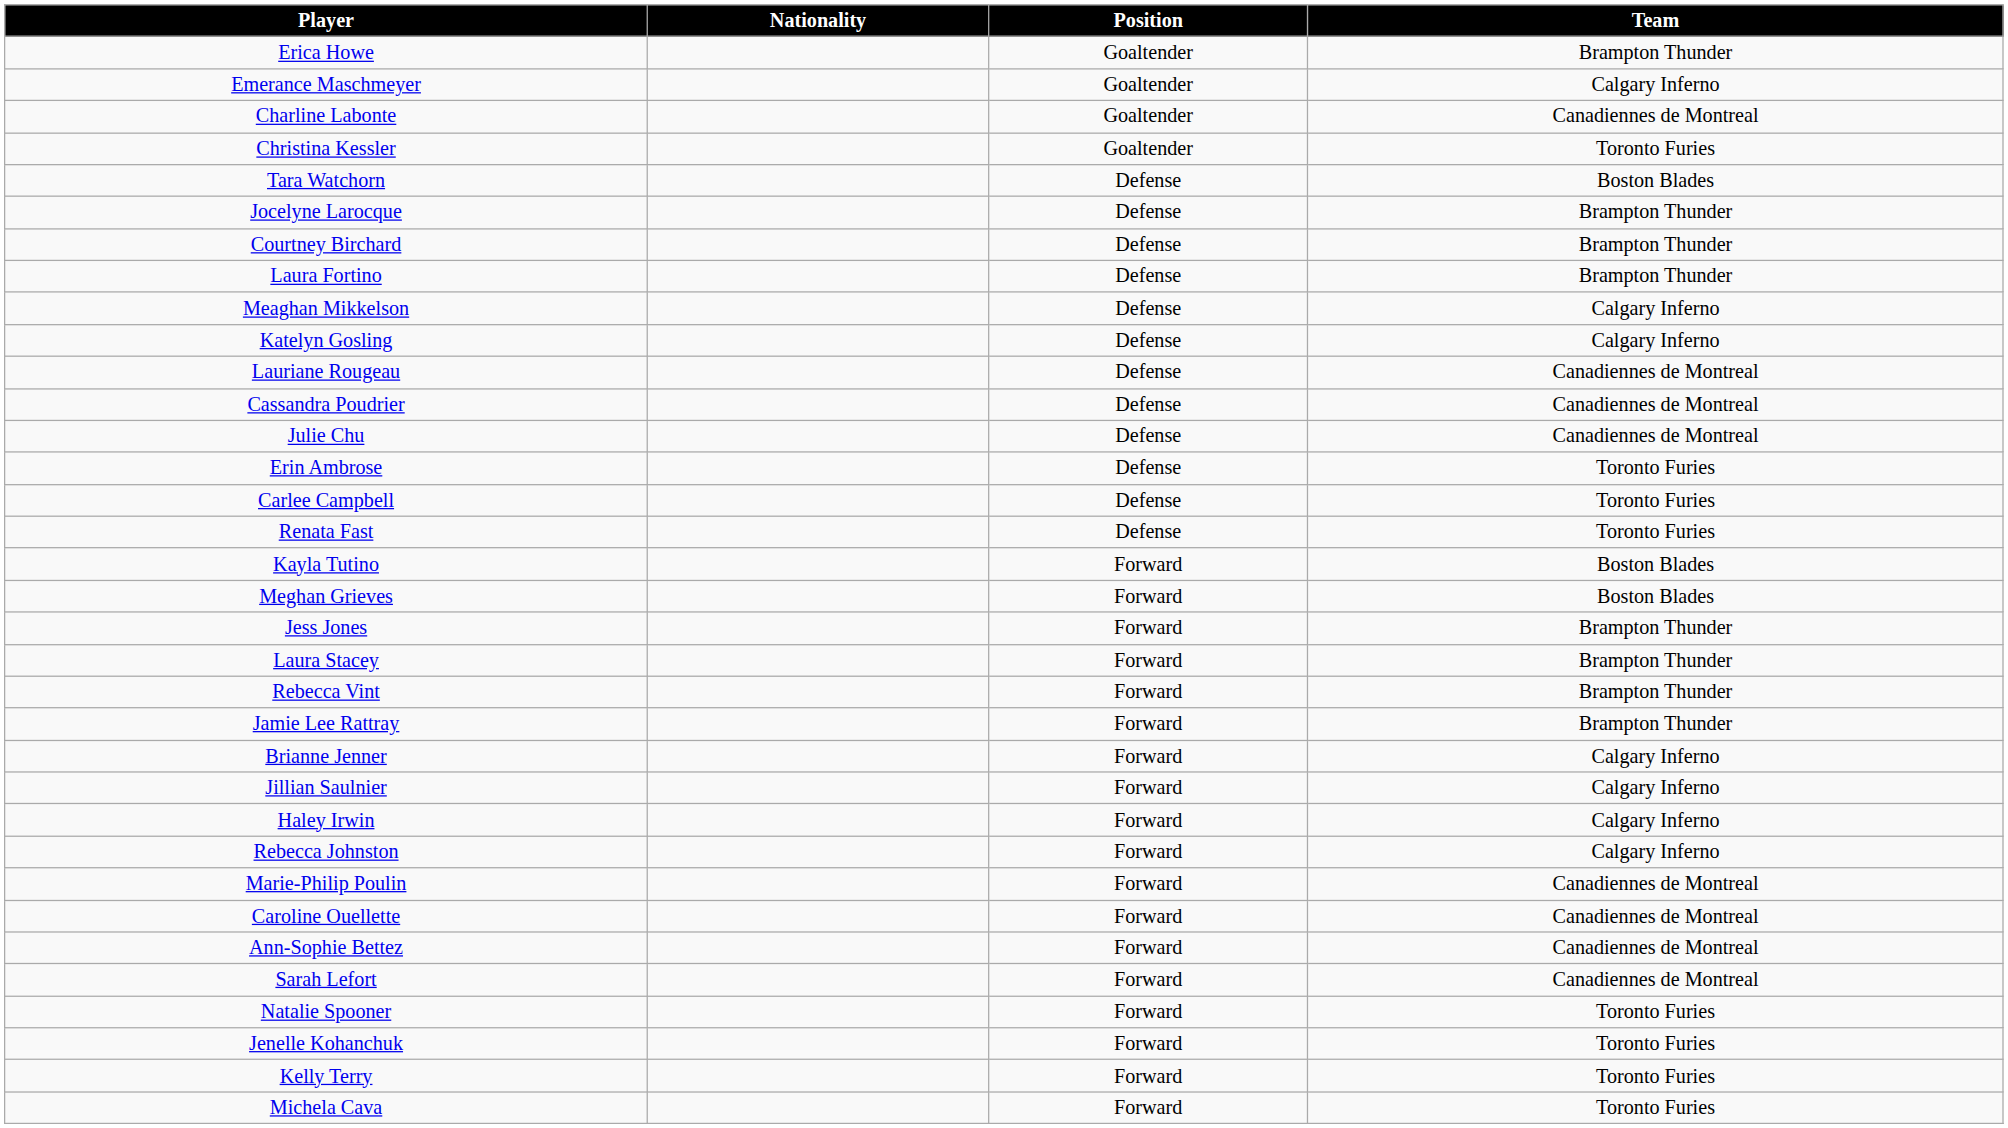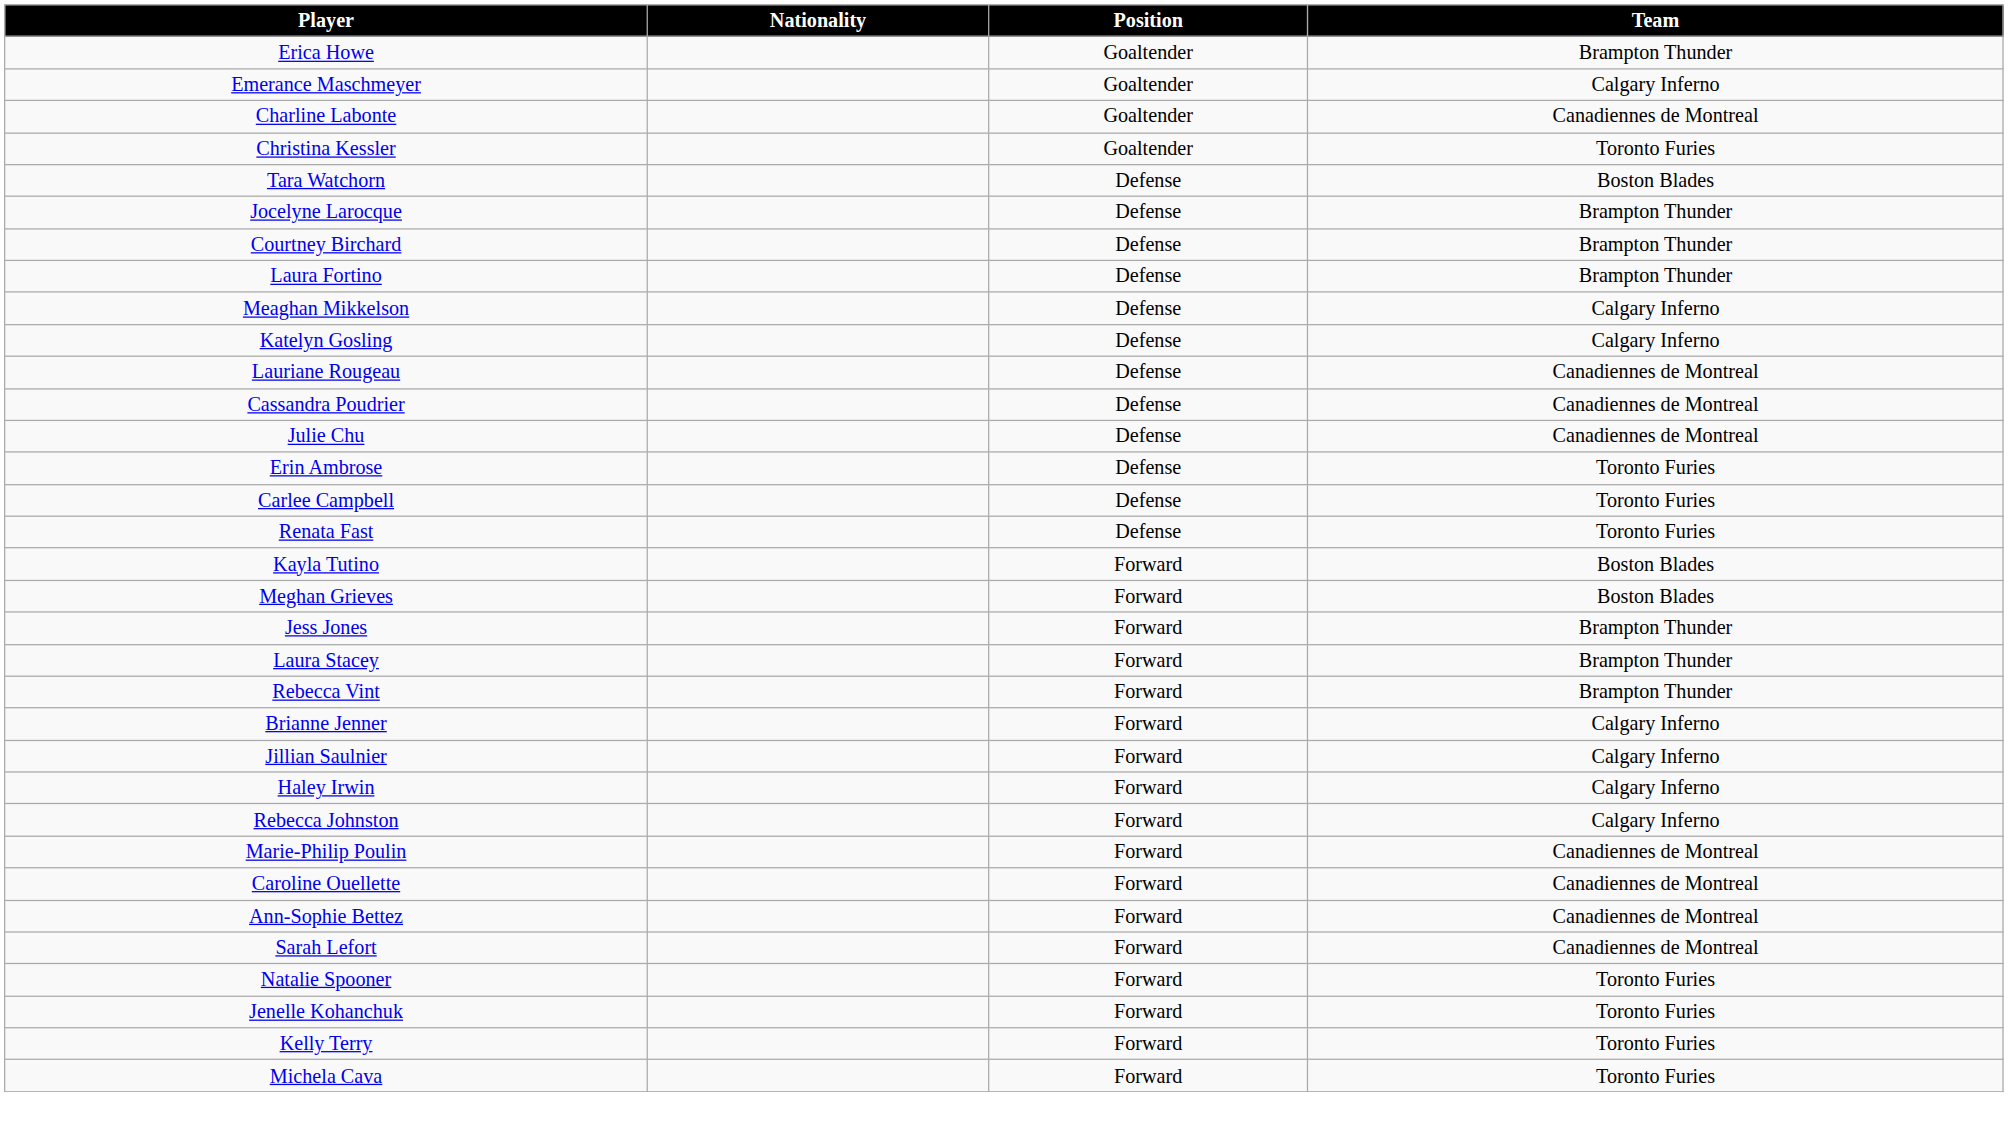- row: (326, 723)
